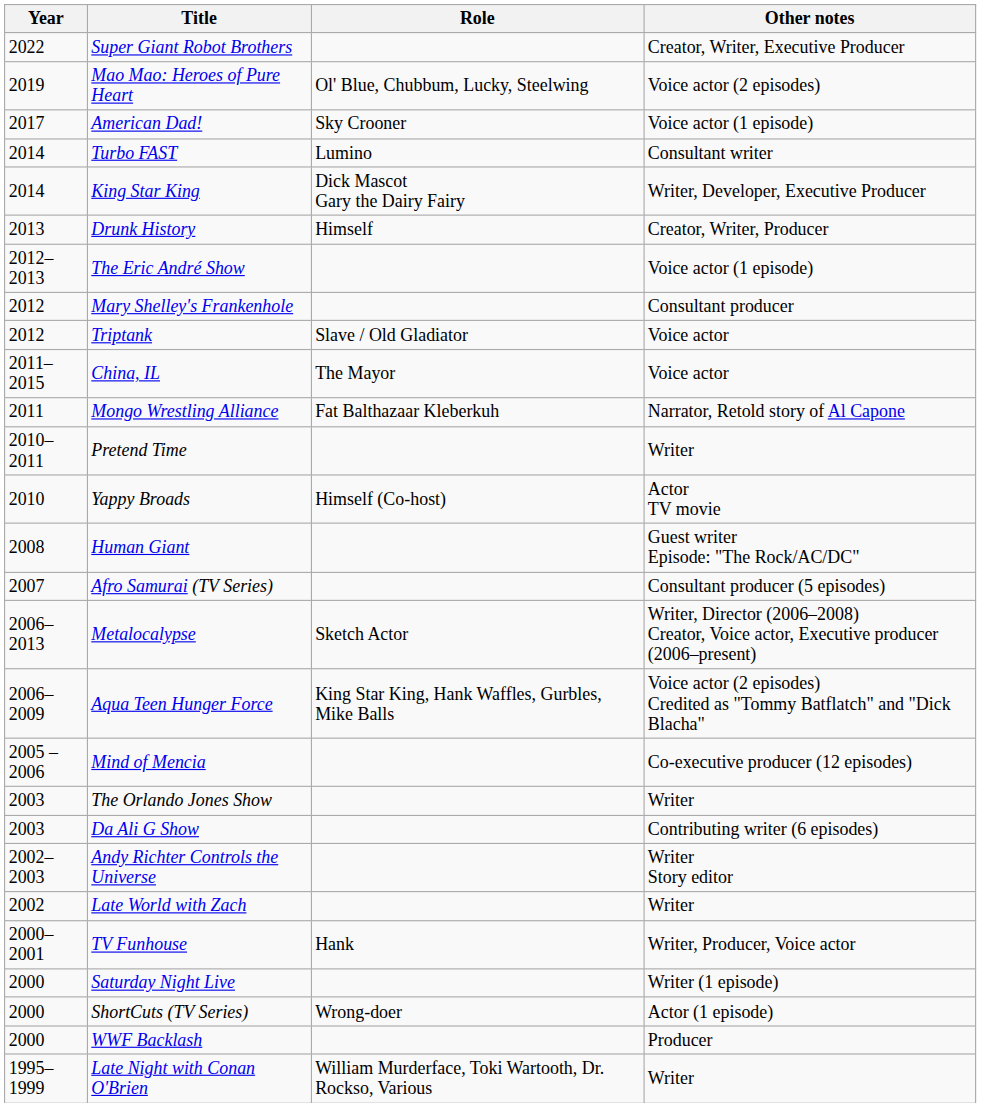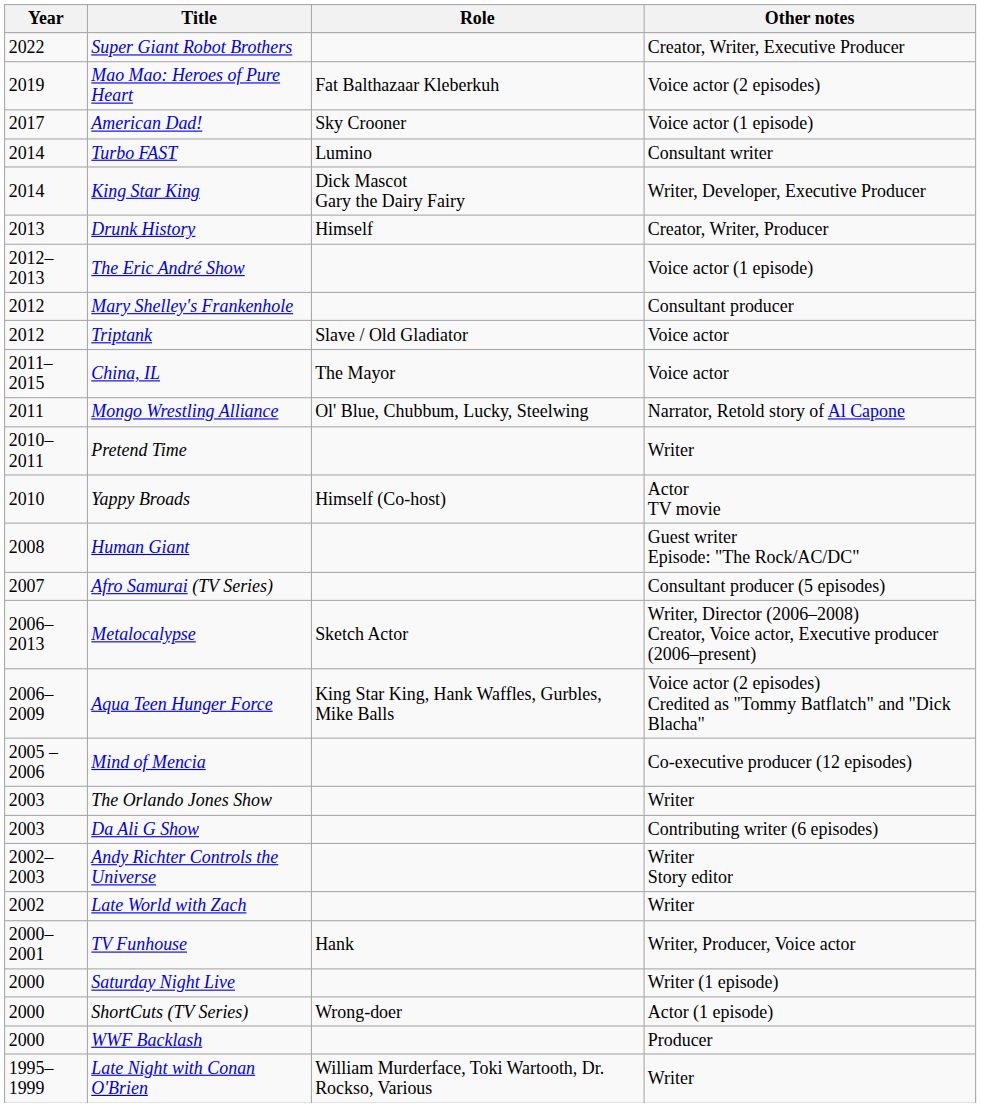(452, 85) Ol' Blue, Chubbum, Lucky, Steelwing -> (407, 85) Fat Balthazaar Kleberkuh
(407, 411) Fat Balthazaar Kleberkuh -> (452, 411) Ol' Blue, Chubbum, Lucky, Steelwing
